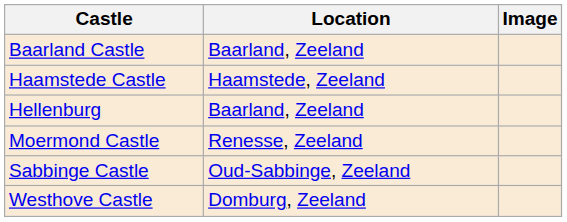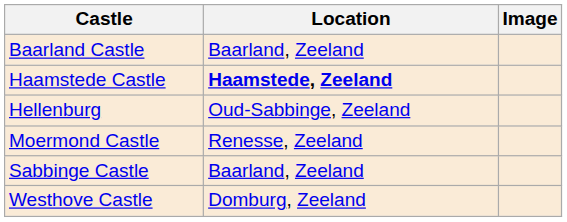(297, 79) normal -> (300, 79) bold
(286, 110) Baarland, Zeeland -> (309, 110) Oud-Sabbinge, Zeeland
(309, 170) Oud-Sabbinge, Zeeland -> (286, 170) Baarland, Zeeland
